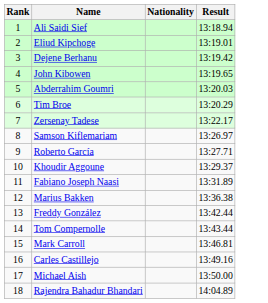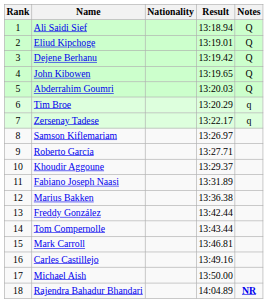+ column: (249, 12)
